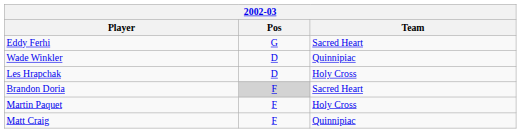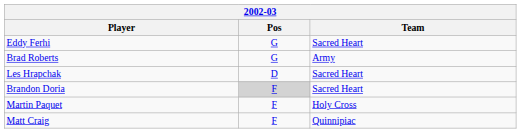+ row: (32, 58)
- row: (34, 58)
(334, 74) Holy Cross -> (338, 74) Sacred Heart
